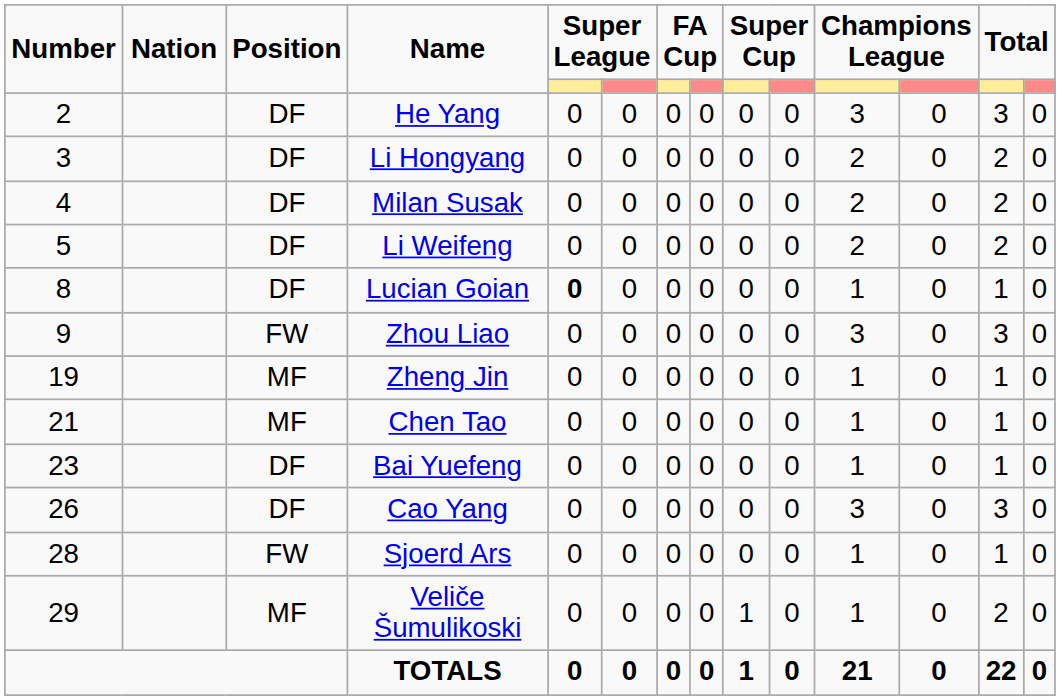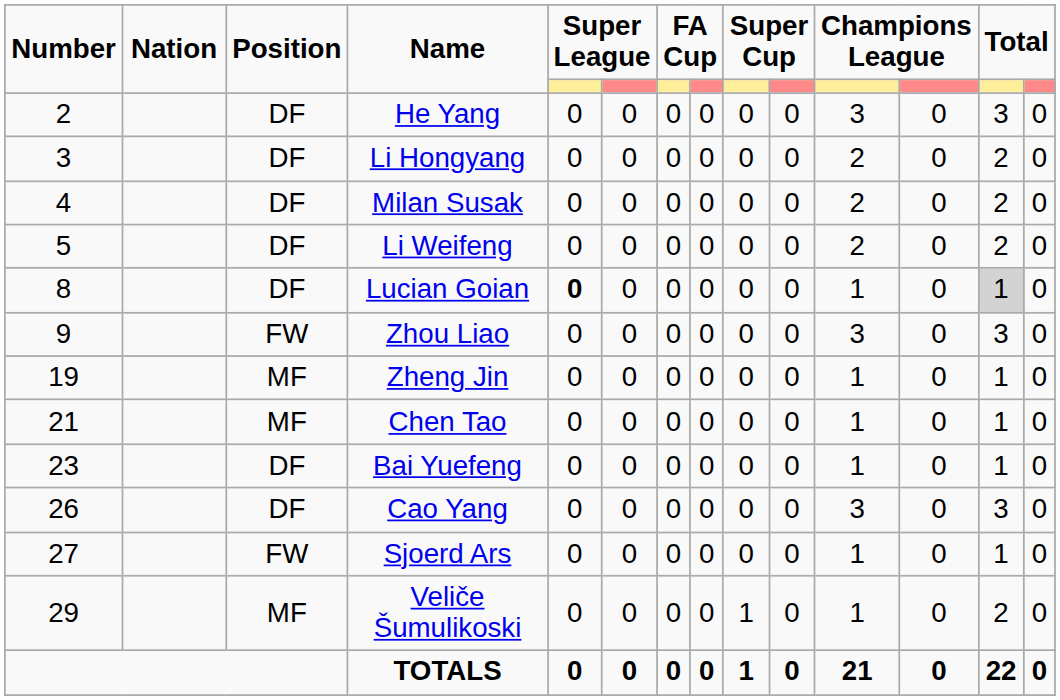(1001, 289) no background -> (1001, 289) lightgrey background
(64, 553) 28 -> (64, 553) 27
